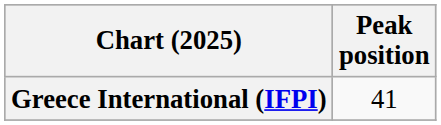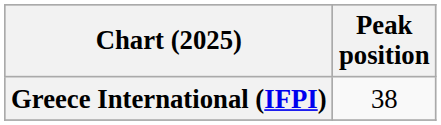(384, 98) 41 -> (384, 98) 38
